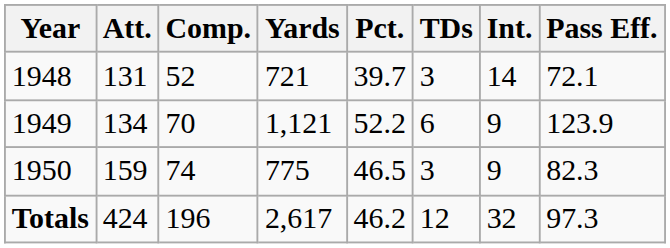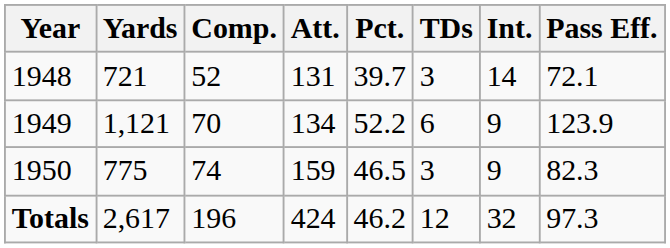columns swapped: (302, 28) <-> (127, 28)
